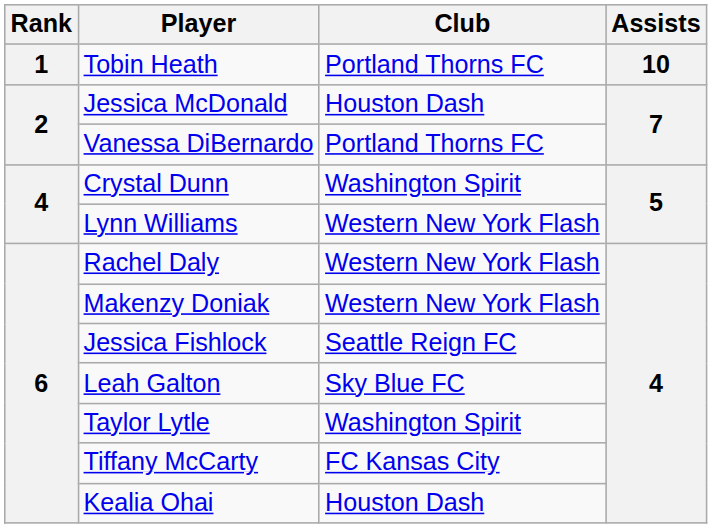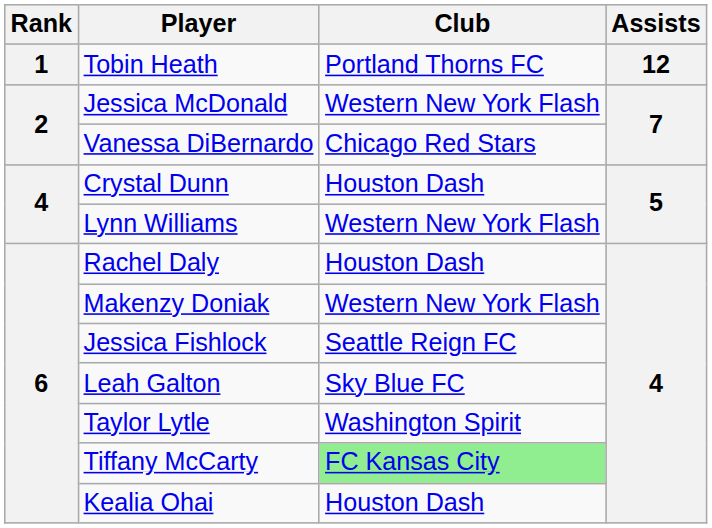(656, 64) 10 -> (656, 64) 12
(405, 104) Houston Dash -> (462, 104) Western New York Flash
(434, 143) Portland Thorns FC -> (431, 143) Chicago Red Stars
(423, 183) Washington Spirit -> (405, 183) Houston Dash
(462, 263) Western New York Flash -> (405, 263) Houston Dash
(412, 462) no background -> (412, 462) lightgreen background
